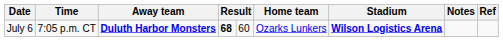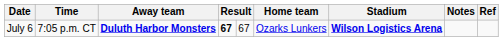(226, 28) 68 -> (226, 28) 67
(244, 28) 60 -> (244, 28) 67
